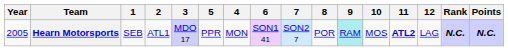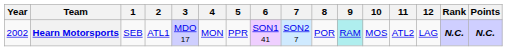columns swapped: (237, 12) <-> (211, 12)
(17, 33) 2005 -> (17, 33) 2002
(404, 33) bold -> (403, 33) normal
